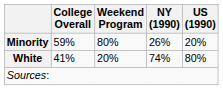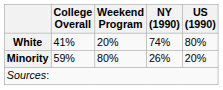rows swapped: (28, 59) <-> (28, 42)
